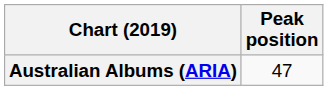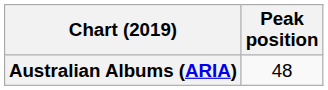(282, 70) 47 -> (282, 70) 48
